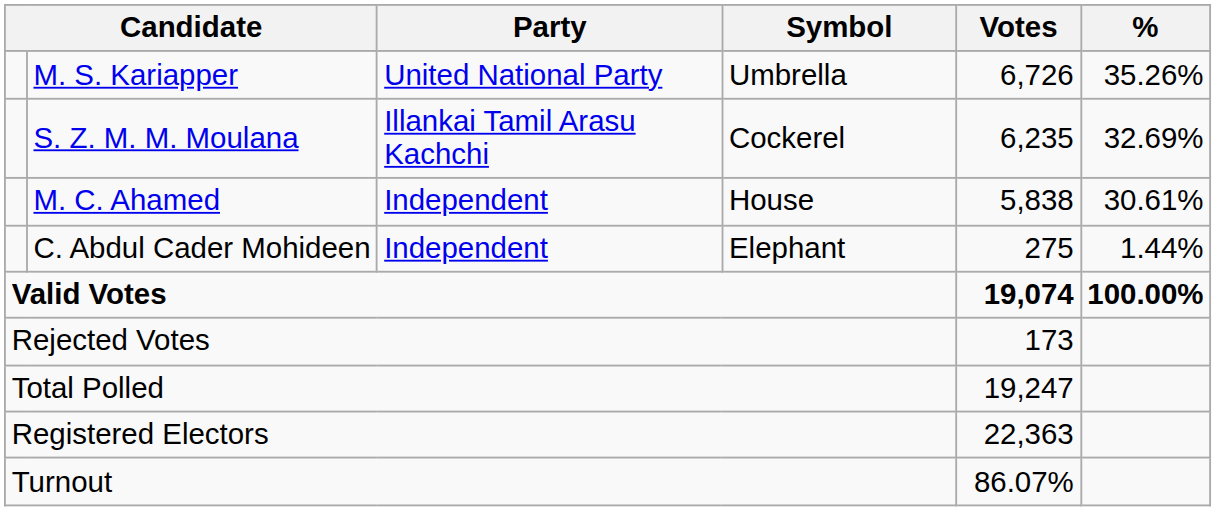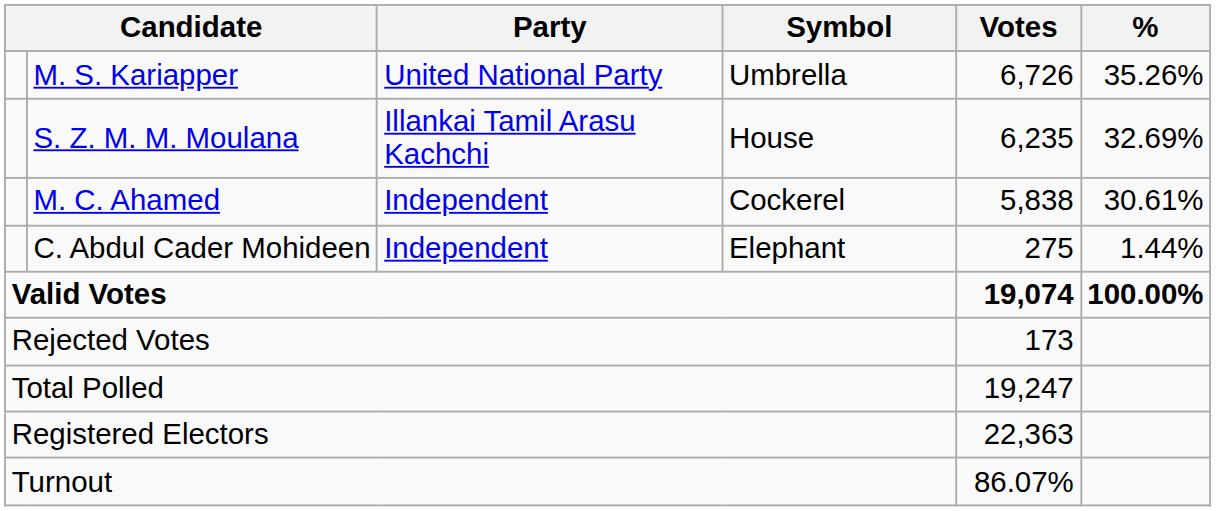(787, 137) Cockerel -> (772, 137) House
(772, 201) House -> (787, 201) Cockerel
